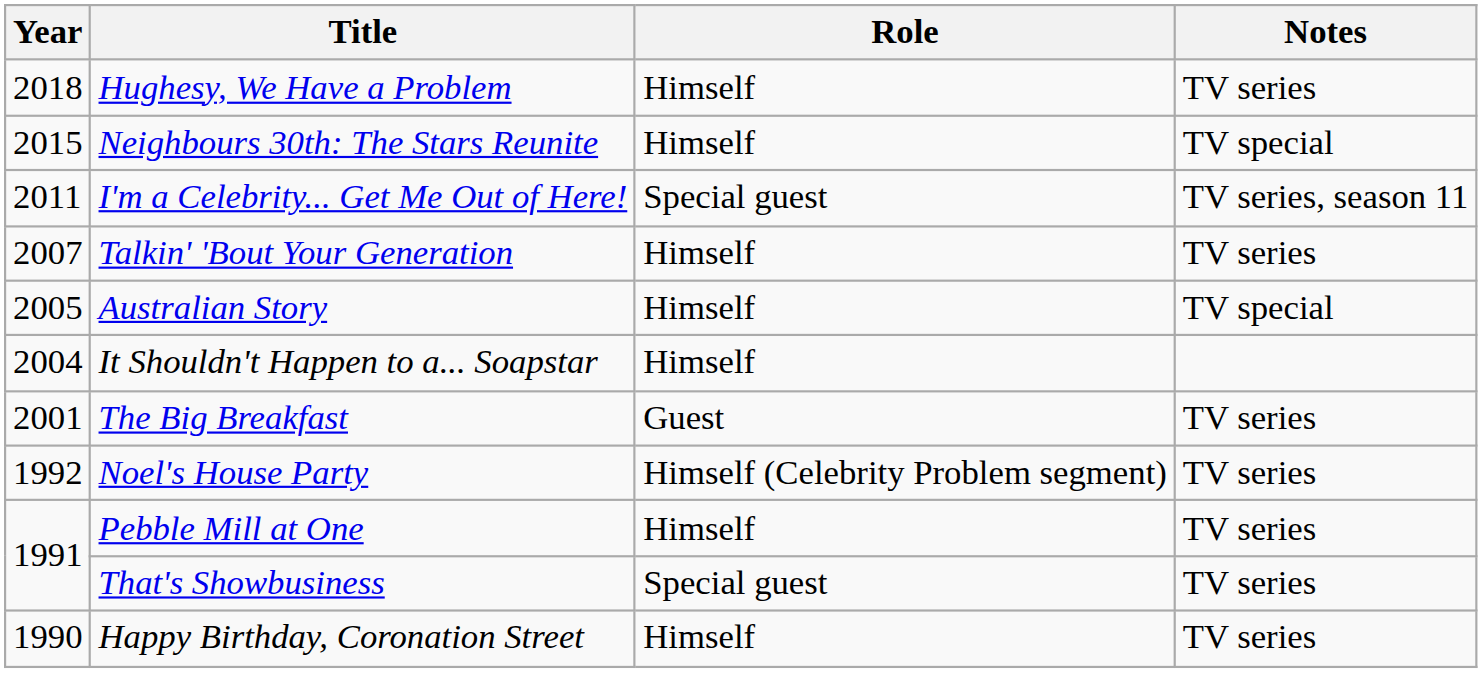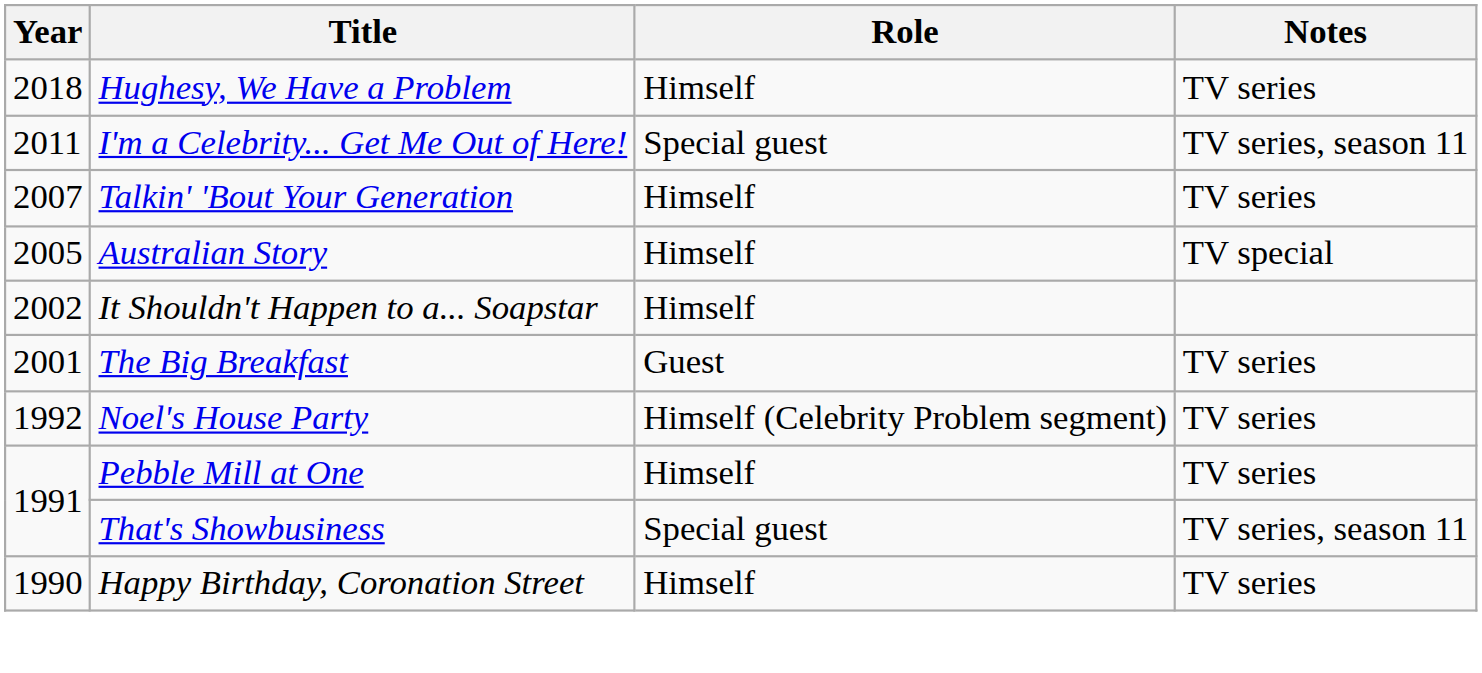- row: (348, 142)
(48, 362) 2004 -> (48, 307) 2002
(1250, 582) TV series -> (1326, 527) TV series, season 11
